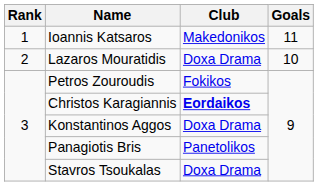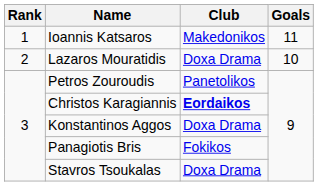(207, 81) Fokikos -> (219, 81) Panetolikos
(219, 147) Panetolikos -> (207, 147) Fokikos
